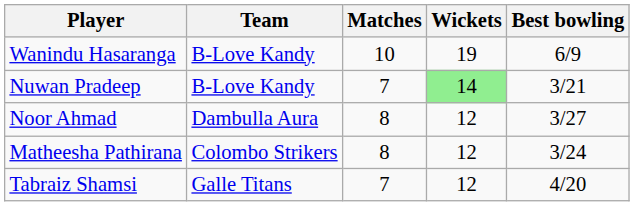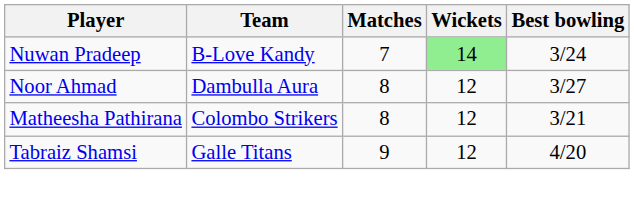- row: (93, 53)
(568, 86) 3/21 -> (568, 53) 3/24
(568, 151) 3/24 -> (568, 119) 3/21
(384, 184) 7 -> (384, 151) 9
